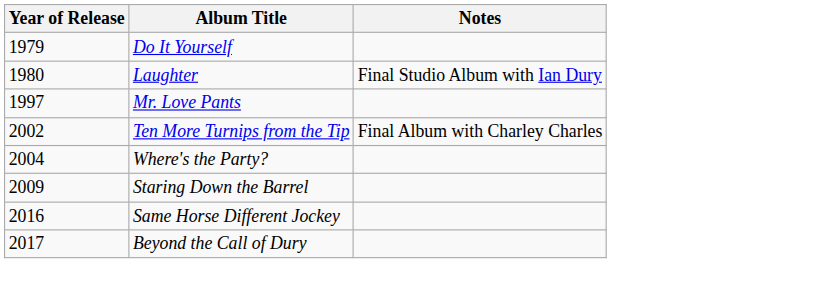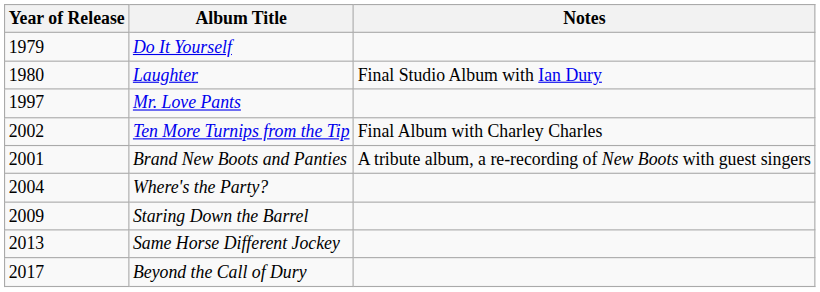+ row: (240, 159)
(26, 215) 2016 -> (26, 243) 2013
